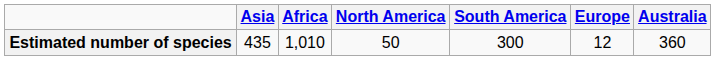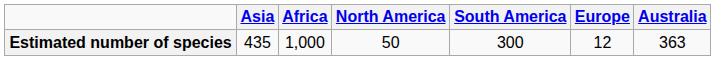(305, 42) 1,010 -> (305, 42) 1,000
(672, 42) 360 -> (672, 42) 363
